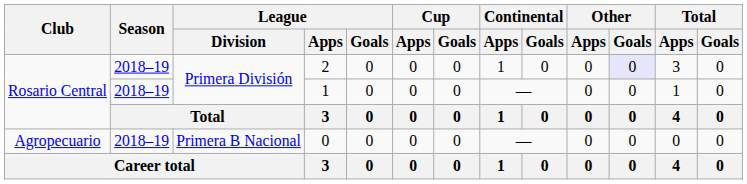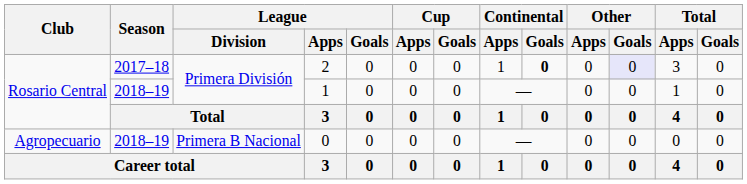(142, 66) 2018–19 -> (142, 66) 2017–18
(545, 66) normal -> (545, 66) bold
